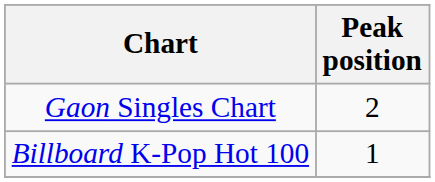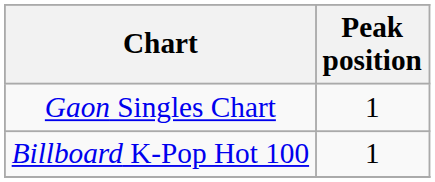(372, 107) 2 -> (372, 107) 1
